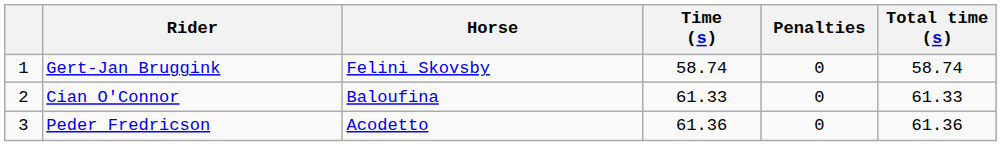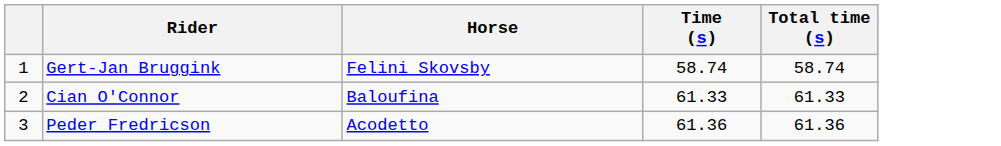- column: (819, 29)
